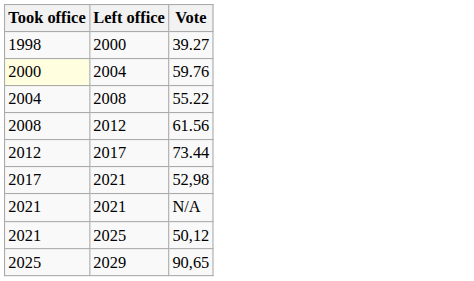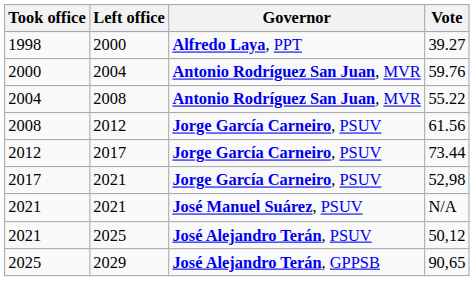+ column: (297, 18)
(25, 72) lightyellow background -> (25, 72) no background
